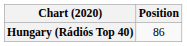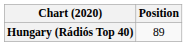(159, 32) 86 -> (159, 32) 89
